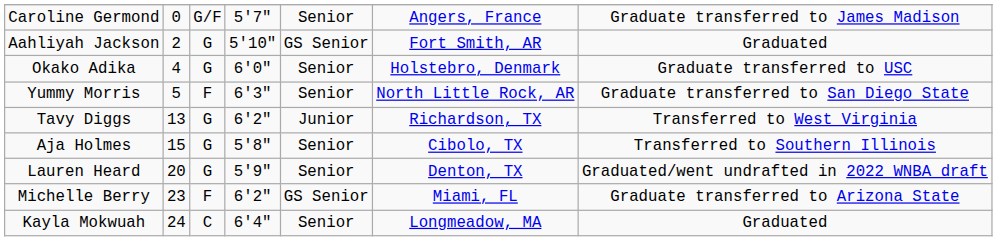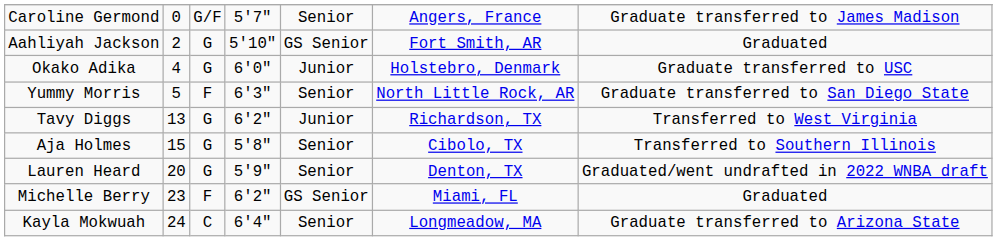(326, 69) Senior -> (326, 69) Junior
(785, 197) Graduate transferred to Arizona State -> (785, 197) Graduated
(785, 223) Graduated -> (785, 223) Graduate transferred to Arizona State
